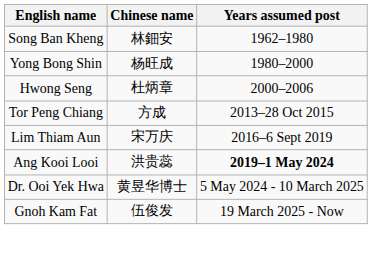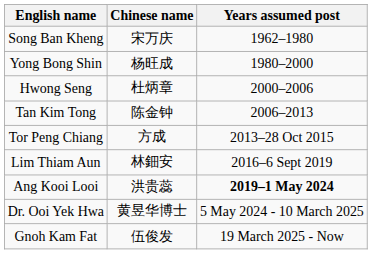(152, 38) 林鈿安 -> (152, 38) 宋万庆
+ row: (56, 112)
(152, 137) 宋万庆 -> (152, 161) 林鈿安
